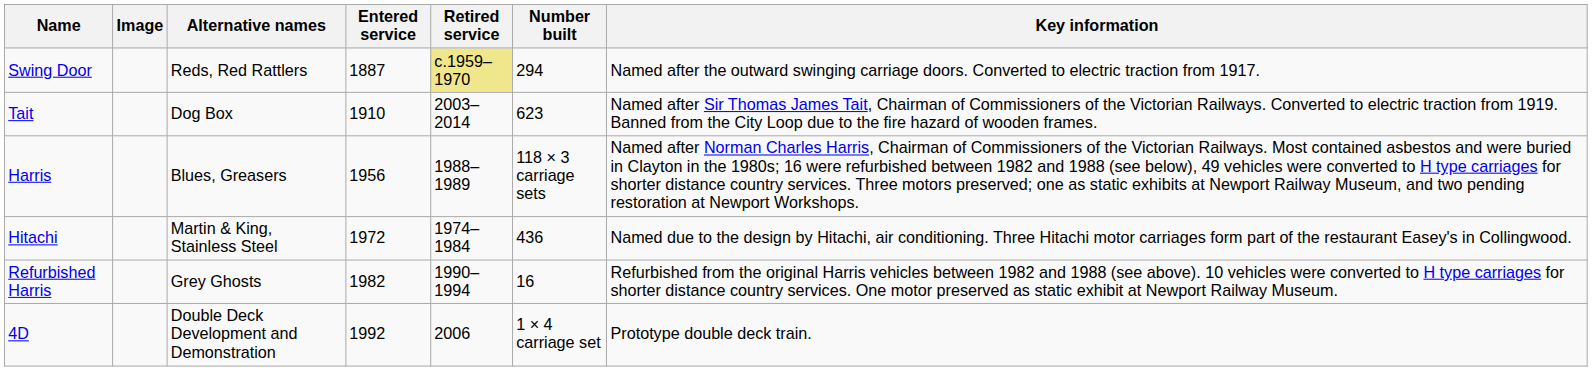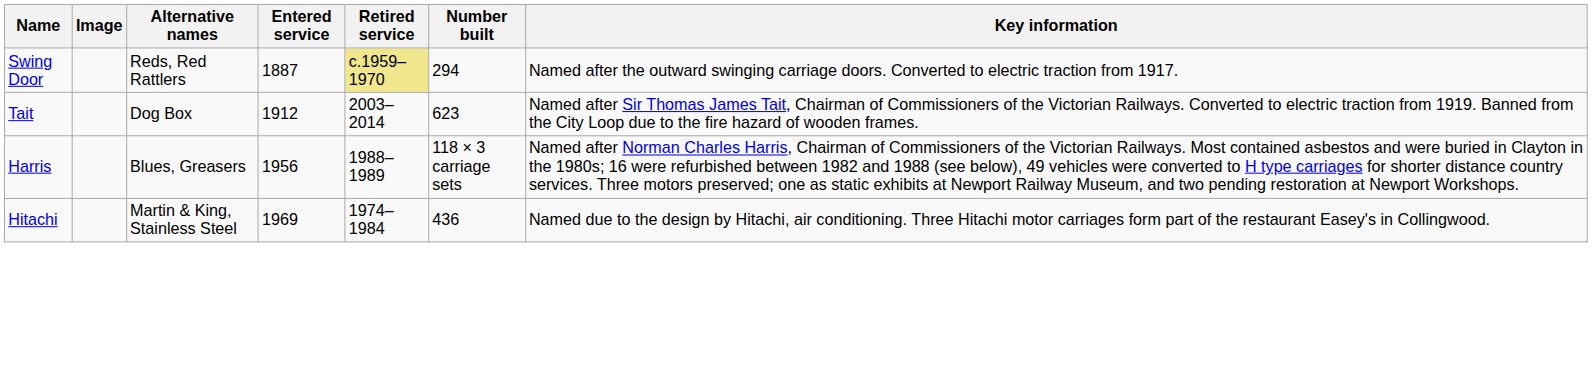(367, 114) 1910 -> (280, 114) 1912
(367, 237) 1972 -> (280, 219) 1969
- row: (52, 281)
- row: (19, 334)
